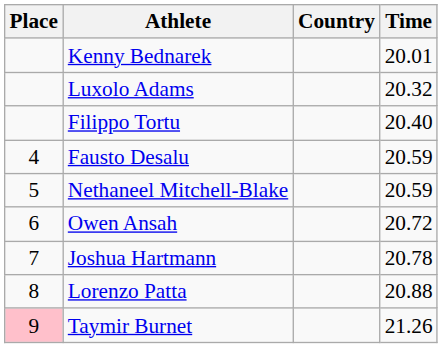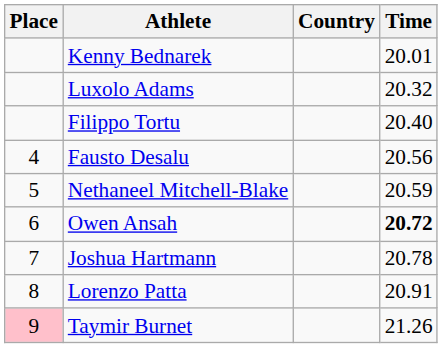(409, 156) 20.59 -> (409, 156) 20.56
(409, 223) normal -> (409, 223) bold
(409, 291) 20.88 -> (409, 291) 20.91
